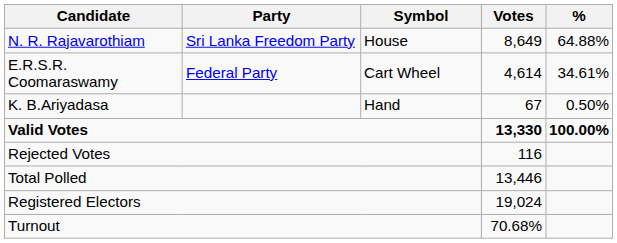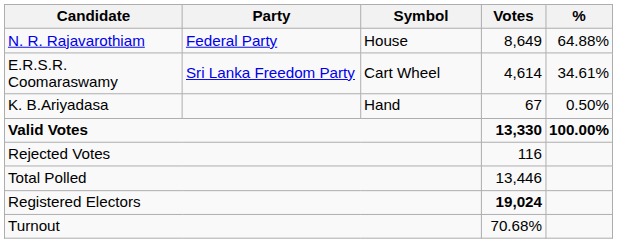(270, 40) Sri Lanka Freedom Party -> (232, 40) Federal Party
(232, 73) Federal Party -> (270, 73) Sri Lanka Freedom Party
(519, 202) normal -> (519, 202) bold
